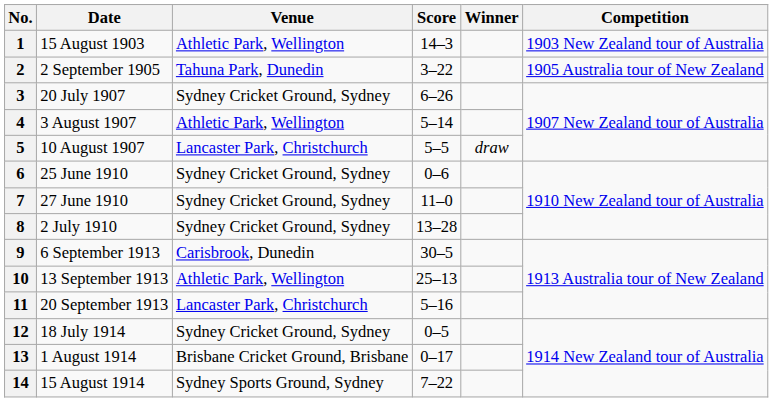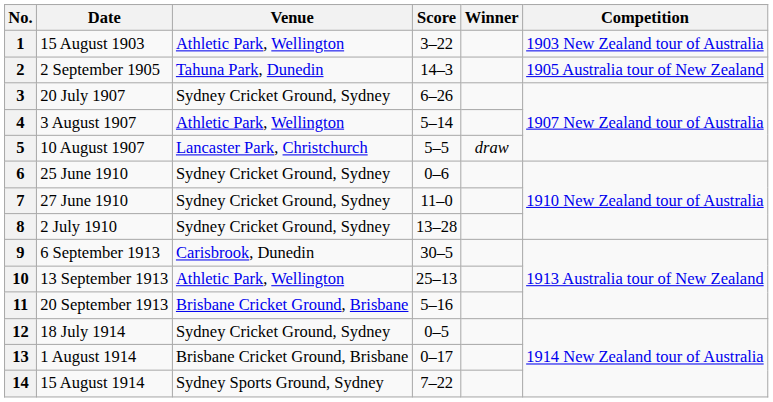(437, 43) 14–3 -> (437, 43) 3–22
(437, 69) 3–22 -> (437, 69) 14–3
(272, 305) Lancaster Park, Christchurch -> (292, 305) Brisbane Cricket Ground, Brisbane
